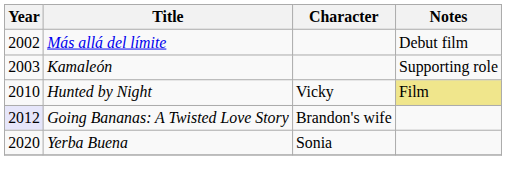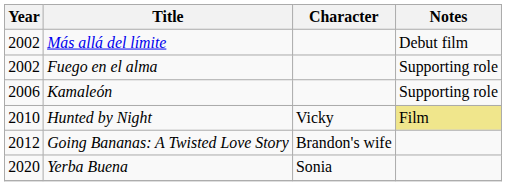+ row: (102, 67)
(24, 67) 2003 -> (24, 92) 2006
(24, 117) lavender background -> (24, 142) no background
